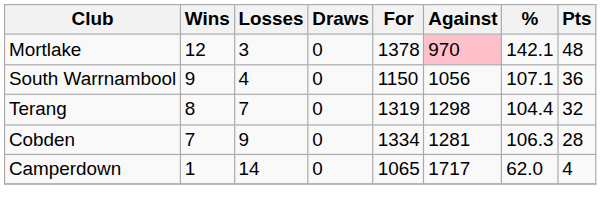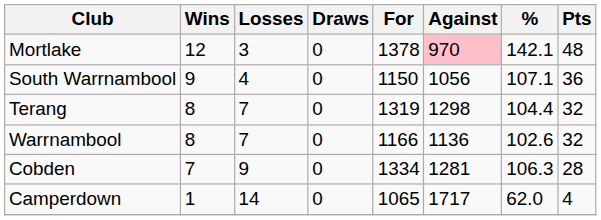+ row: (65, 139)
